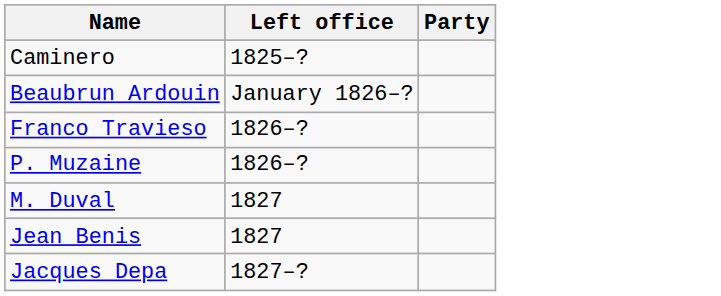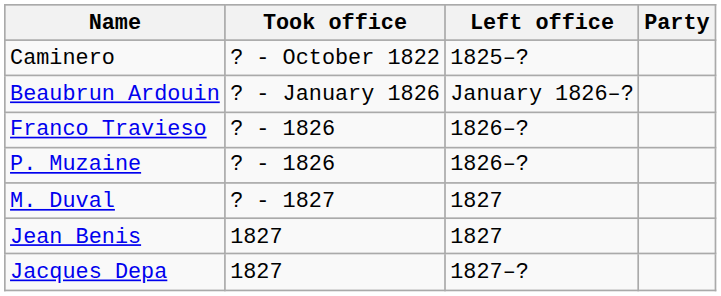+ column: (335, 23)
